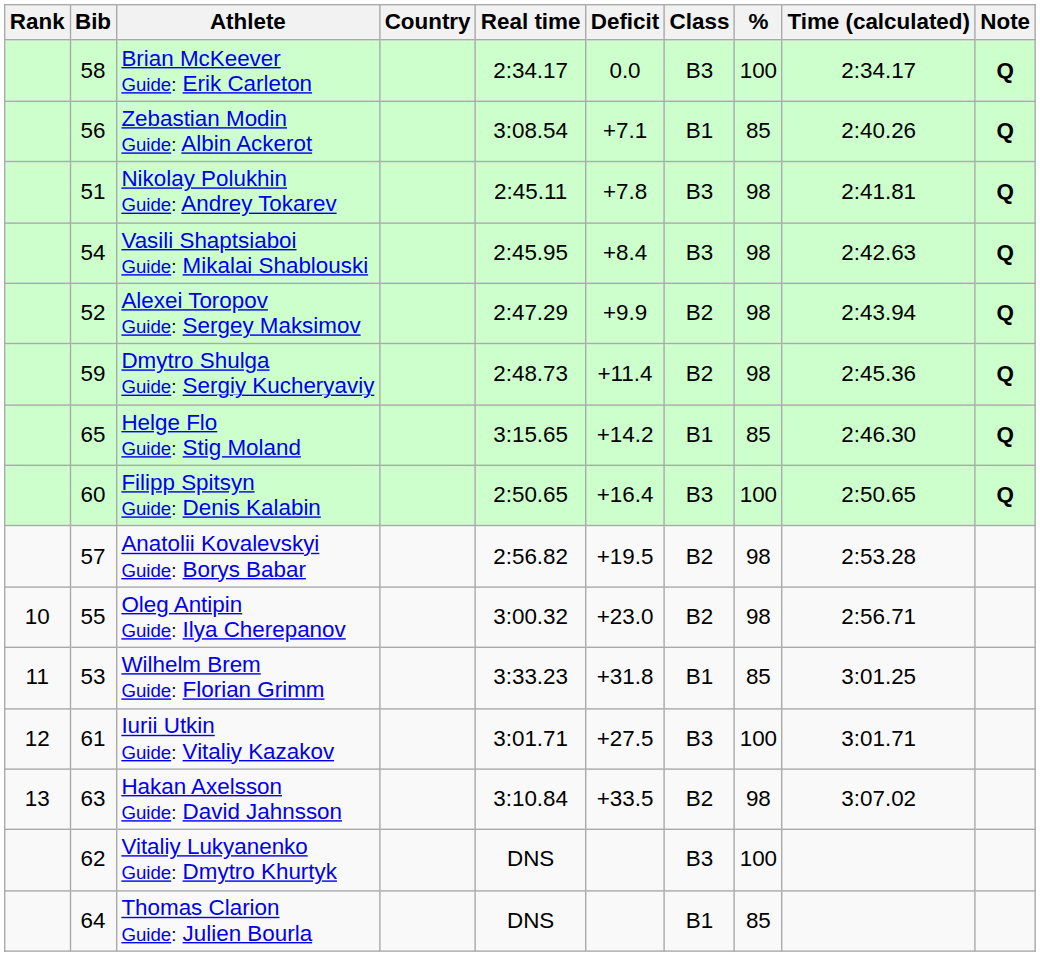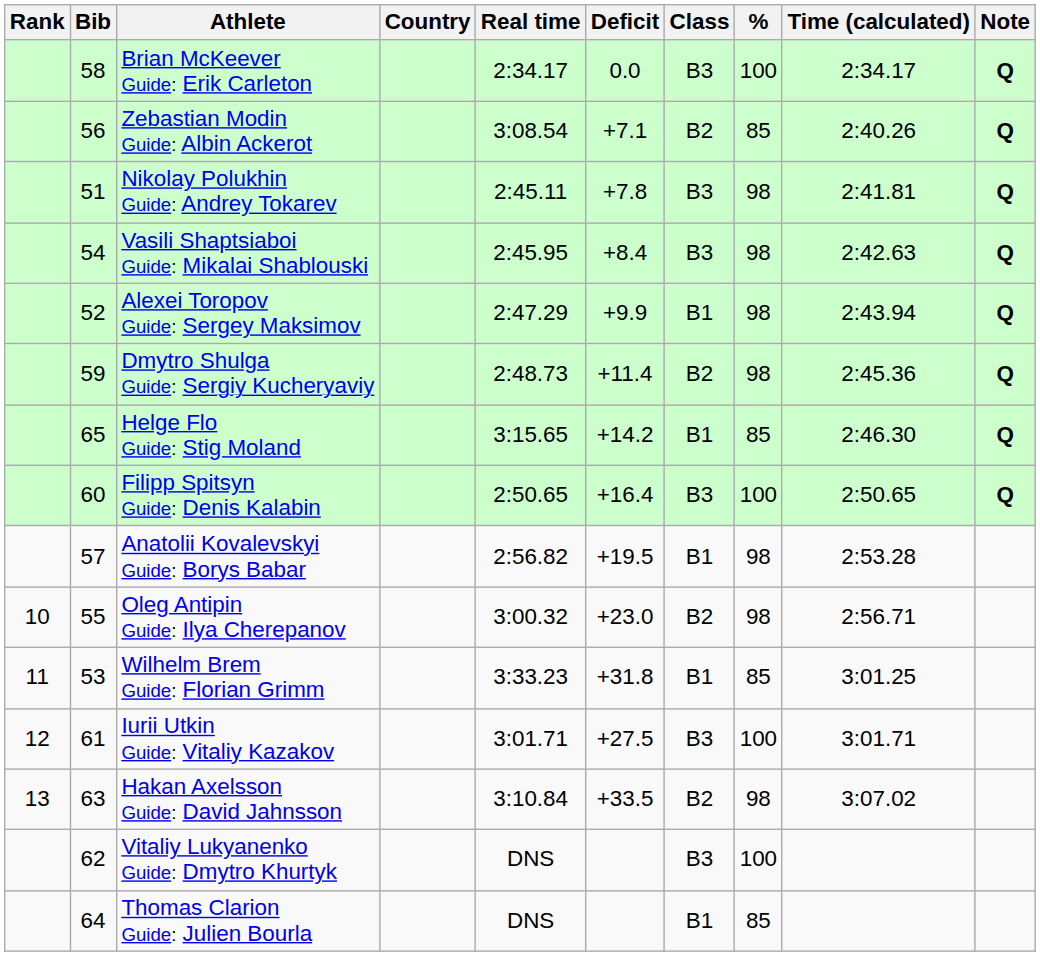(699, 131) B1 -> (699, 131) B2
(699, 313) B2 -> (699, 313) B1
(699, 556) B2 -> (699, 556) B1
